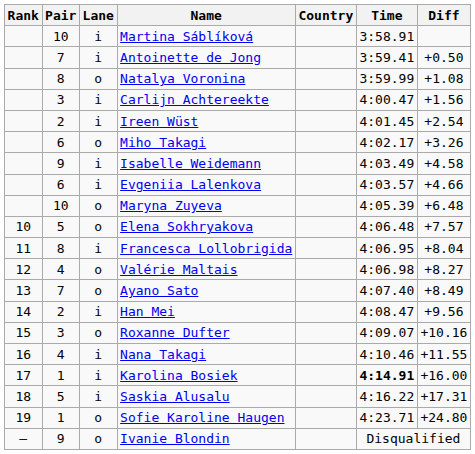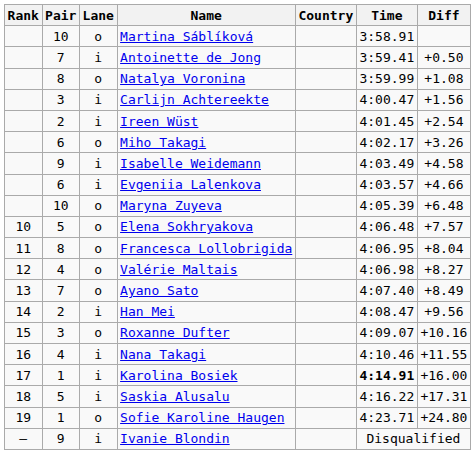(98, 36) i -> (98, 36) o
(98, 248) i -> (98, 248) o
(98, 439) o -> (98, 439) i
